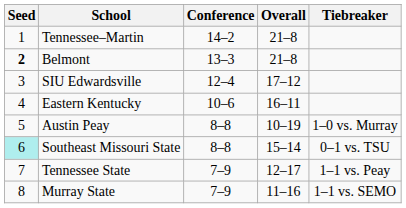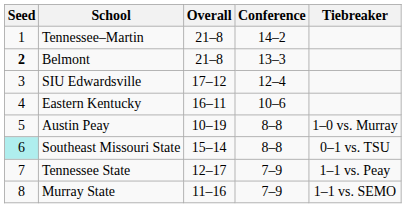columns swapped: (221, 15) <-> (283, 15)
